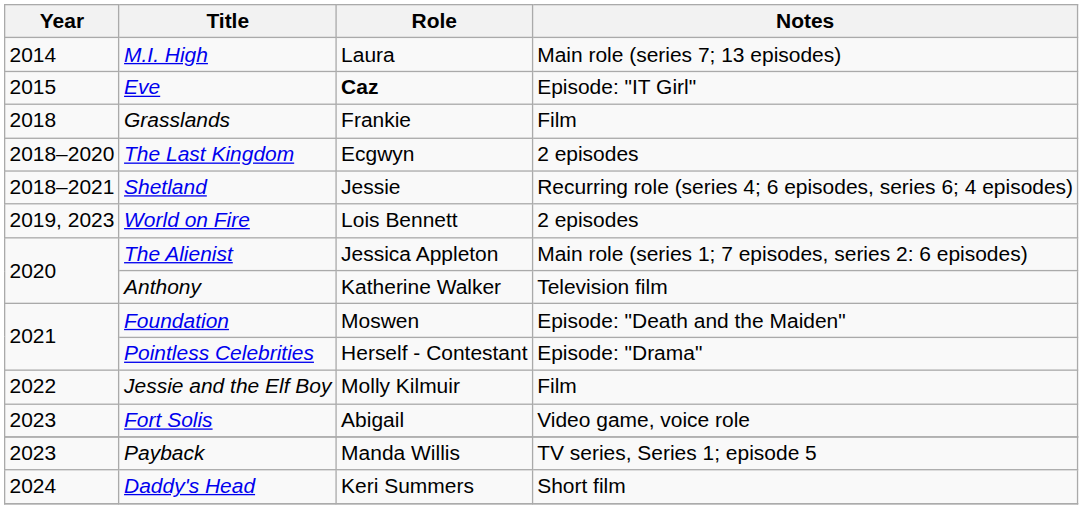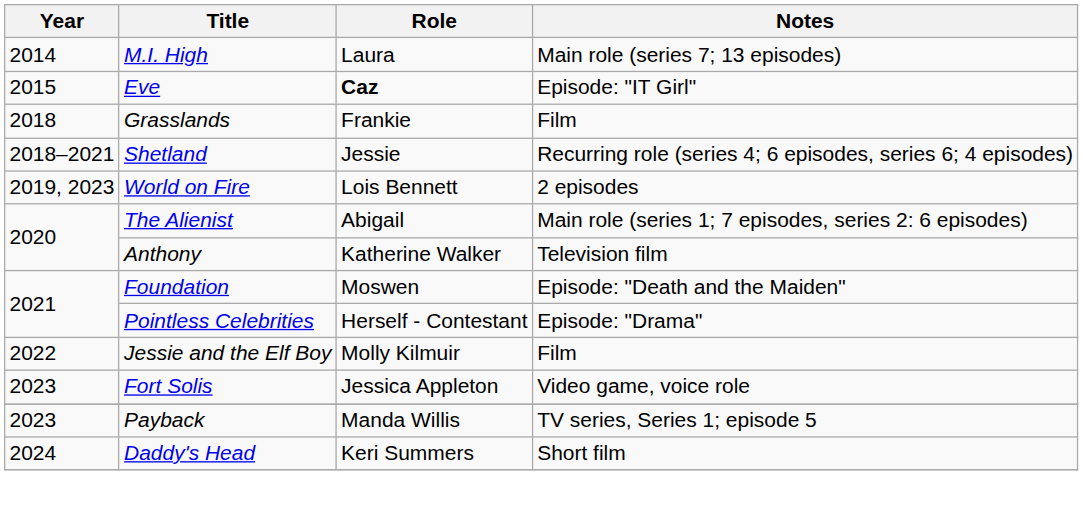- row: (209, 154)
(420, 253) Jessica Appleton -> (373, 220) Abigail
(373, 420) Abigail -> (420, 386) Jessica Appleton
